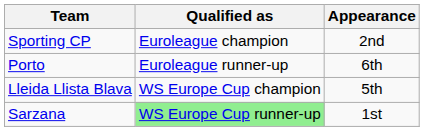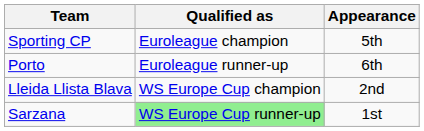(372, 41) 2nd -> (372, 41) 5th
(372, 89) 5th -> (372, 89) 2nd
